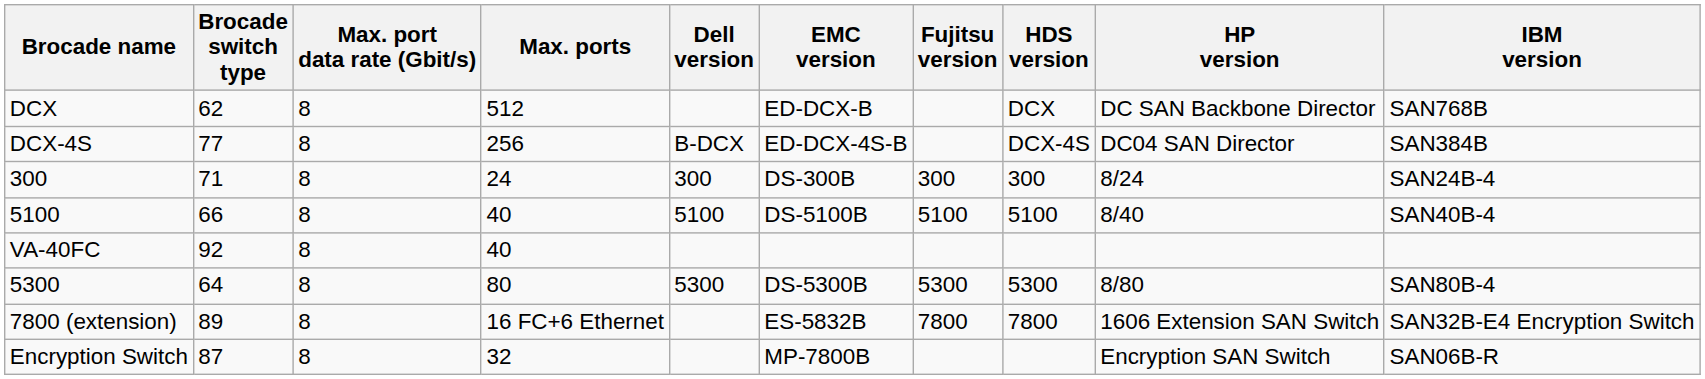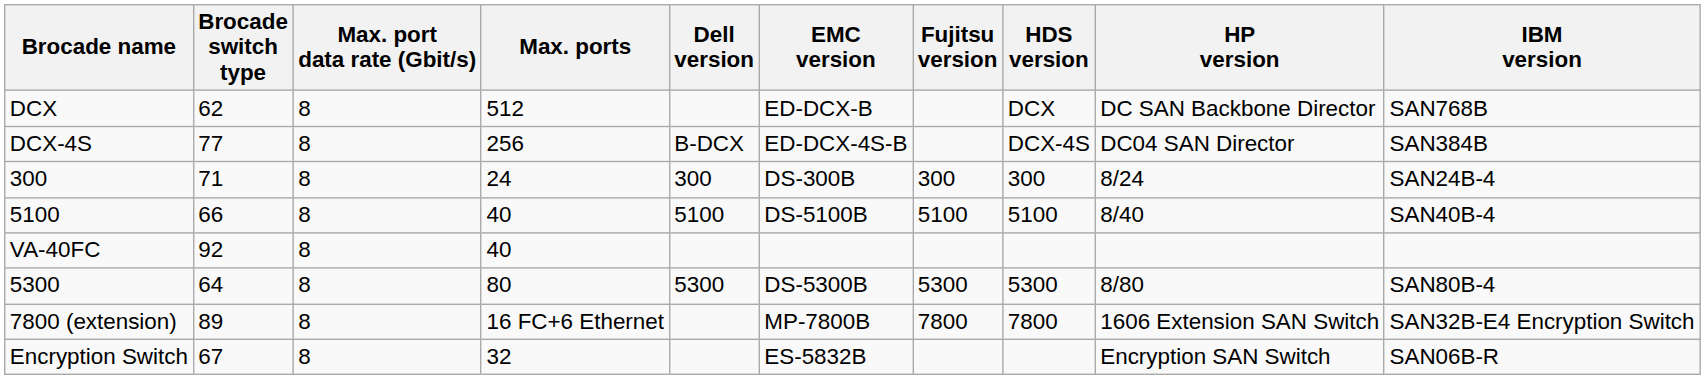(815, 321) ES-5832B -> (817, 321) MP-7800B
(211, 356) 87 -> (211, 356) 67
(817, 356) MP-7800B -> (815, 356) ES-5832B
